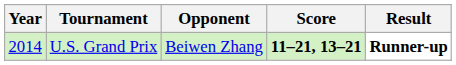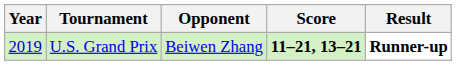(25, 46) 2014 -> (25, 46) 2019
